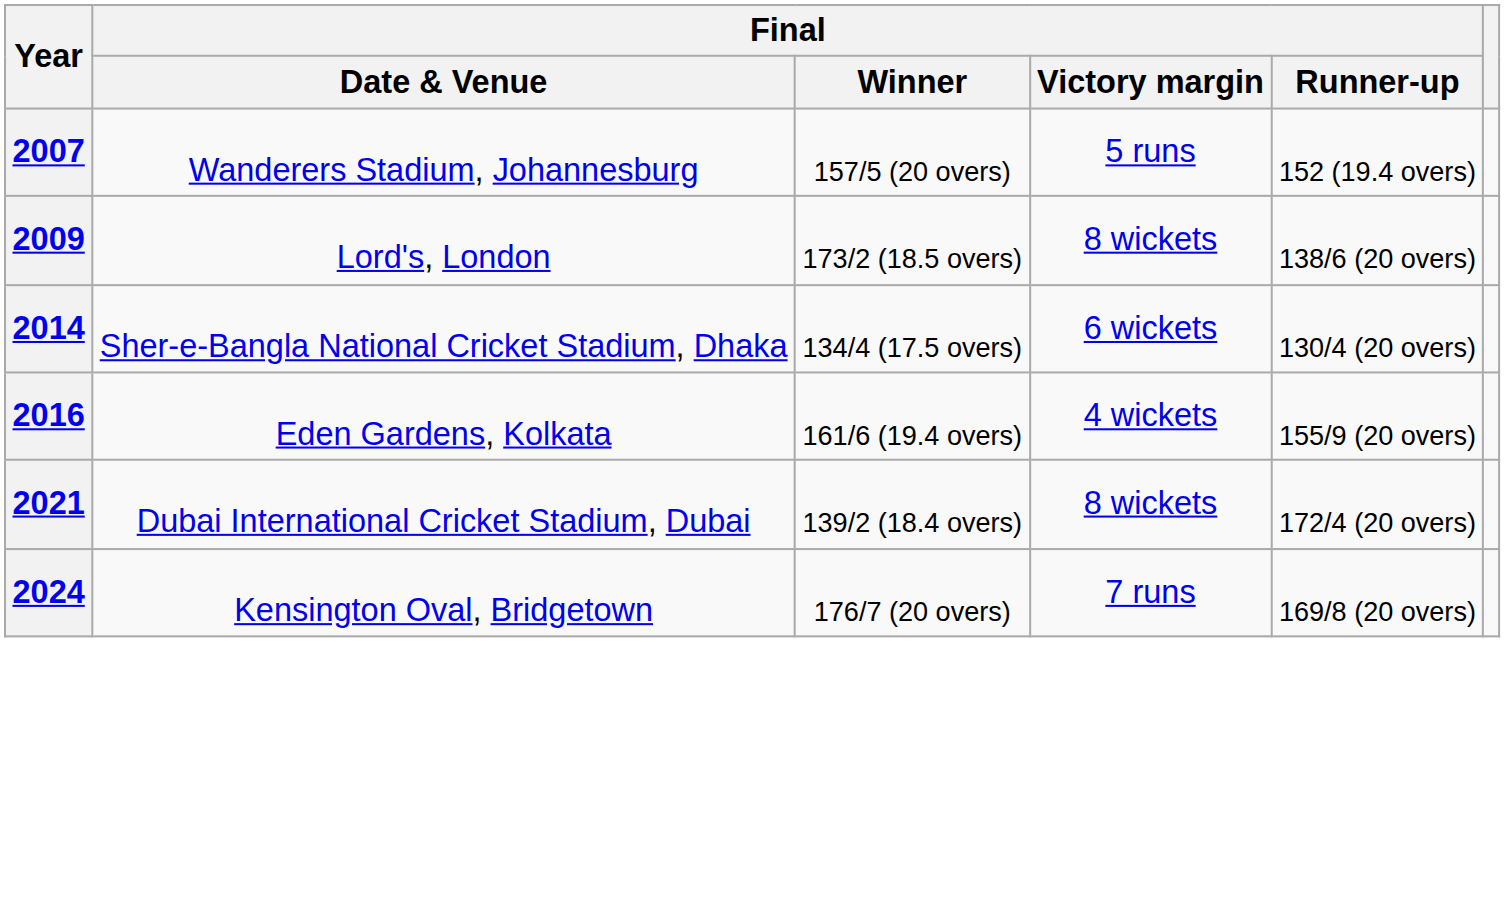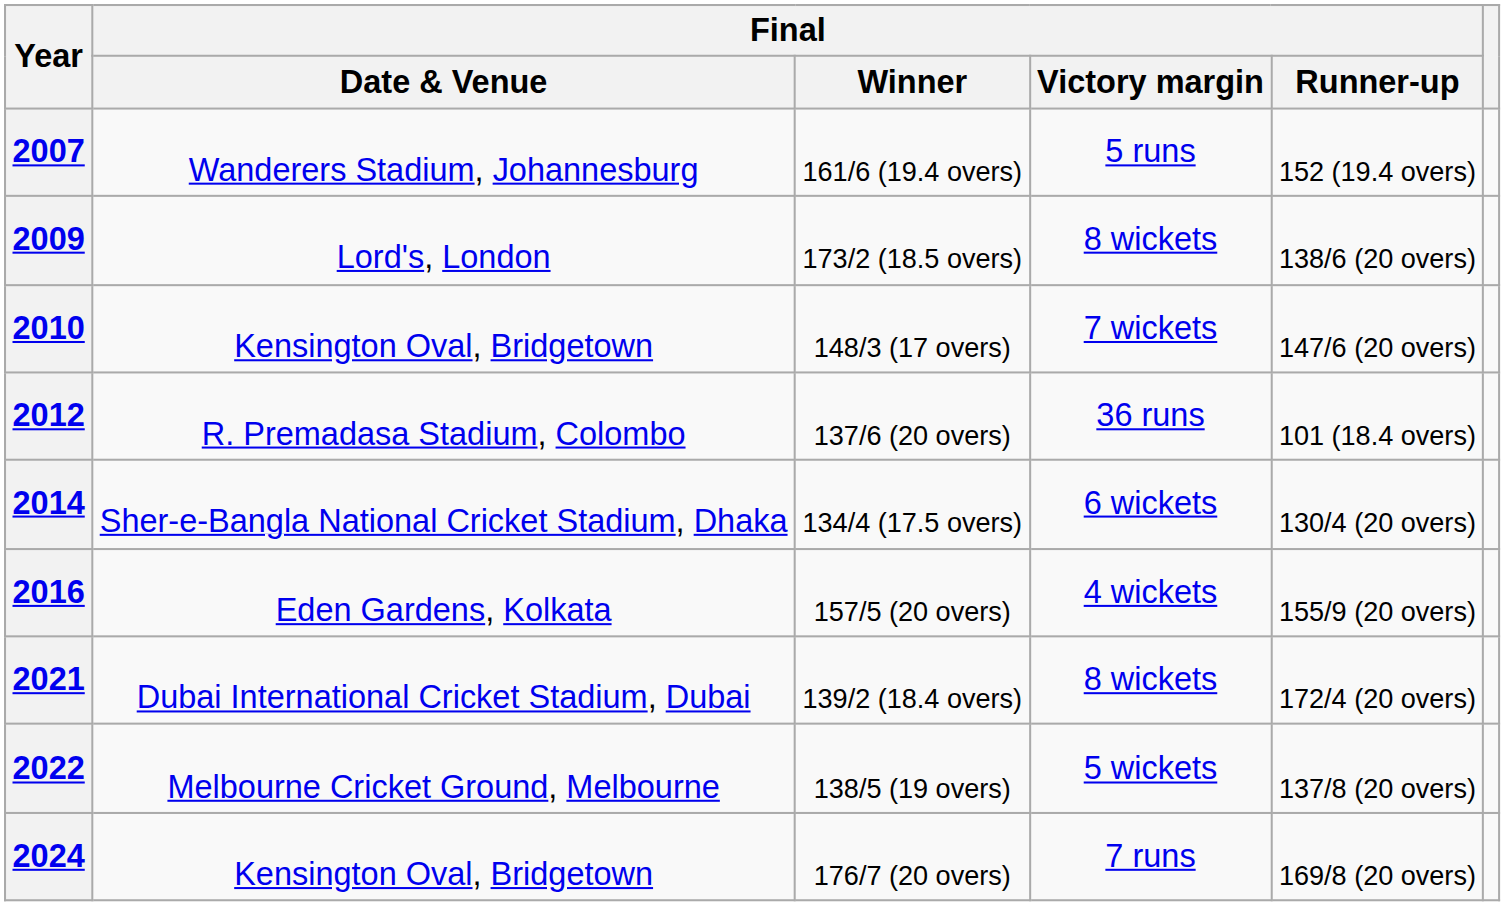(912, 171) 157/5 (20 overs) -> (912, 171) 161/6 (19.4 overs)
+ row: (49, 327)
+ row: (49, 415)
(912, 436) 161/6 (19.4 overs) -> (912, 612) 157/5 (20 overs)
+ row: (49, 767)
